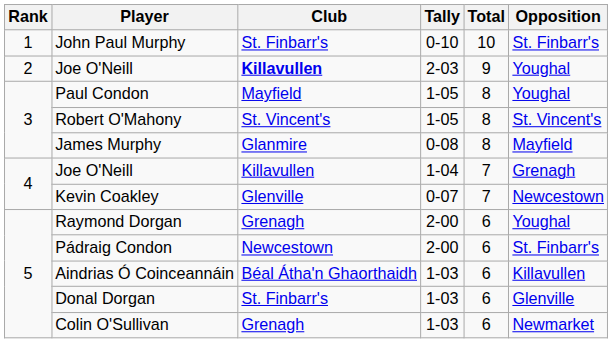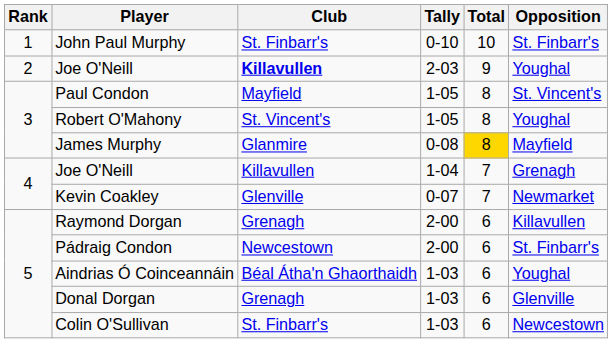(541, 94) Youghal -> (557, 94) St. Vincent's
(557, 119) St. Vincent's -> (541, 119) Youghal
(486, 145) no background -> (486, 145) gold background
(558, 196) Newcestown -> (553, 196) Newmarket
(541, 222) Youghal -> (549, 222) Killavullen
(549, 273) Killavullen -> (541, 273) Youghal
(285, 299) St. Finbarr's -> (273, 299) Grenagh
(273, 324) Grenagh -> (285, 324) St. Finbarr's
(553, 324) Newmarket -> (558, 324) Newcestown
